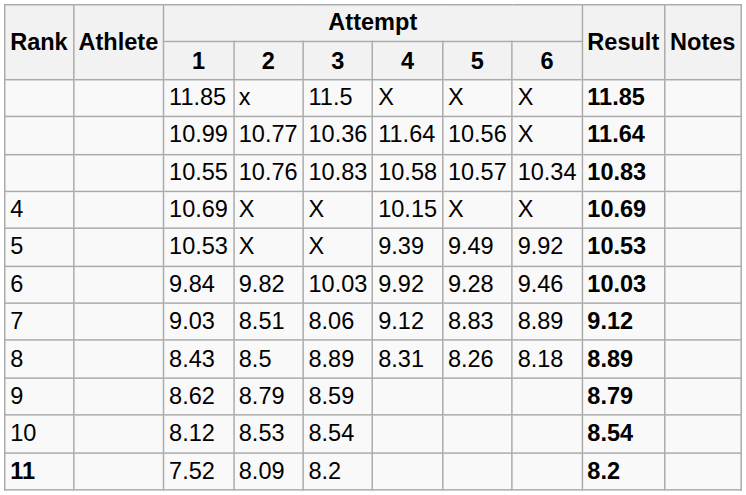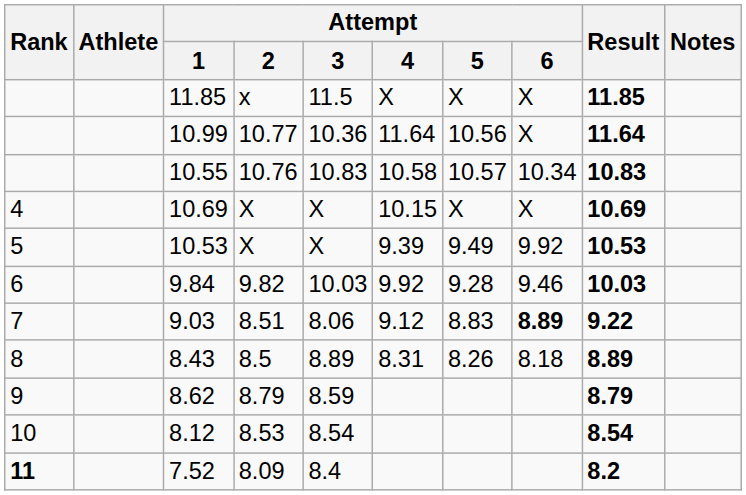(541, 321) normal -> (541, 321) bold
(610, 321) 9.12 -> (610, 321) 9.22
(325, 470) 8.2 -> (325, 470) 8.4
